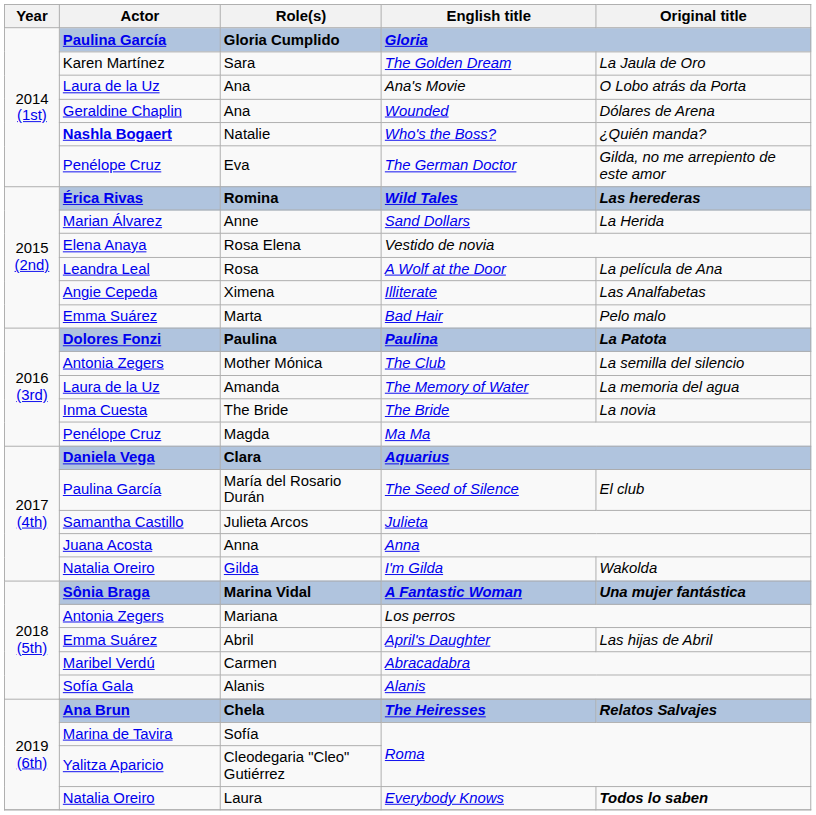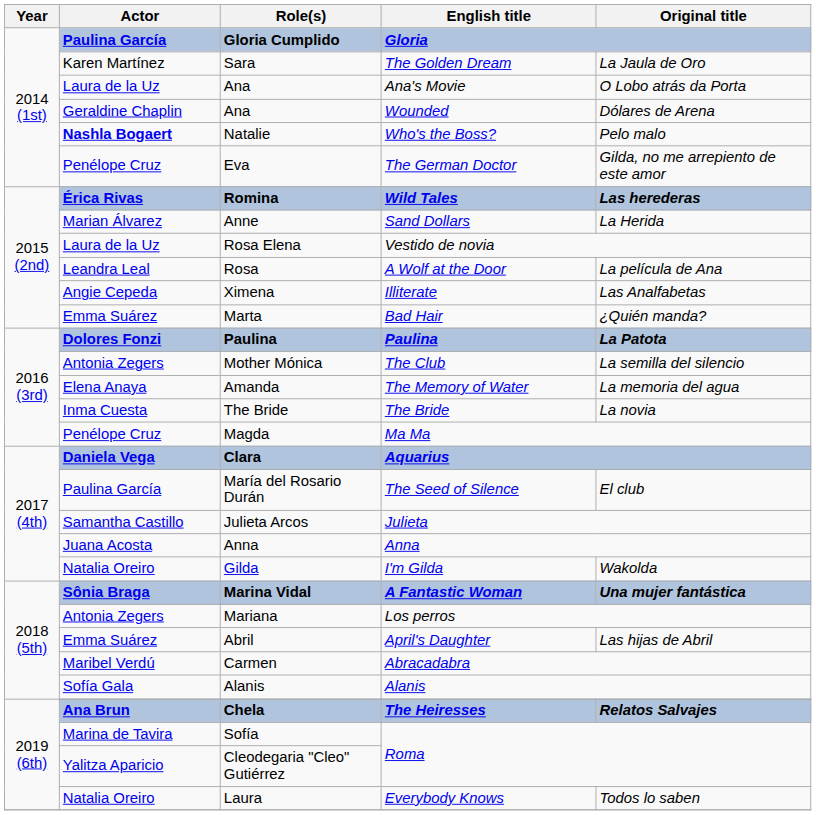(653, 134) ¿Quién manda? -> (633, 134) Pelo malo
(105, 245) Elena Anaya -> (111, 245) Laura de la Uz
(633, 316) Pelo malo -> (653, 316) ¿Quién manda?
(111, 387) Laura de la Uz -> (105, 387) Elena Anaya
(654, 798) bold -> (650, 798) normal
